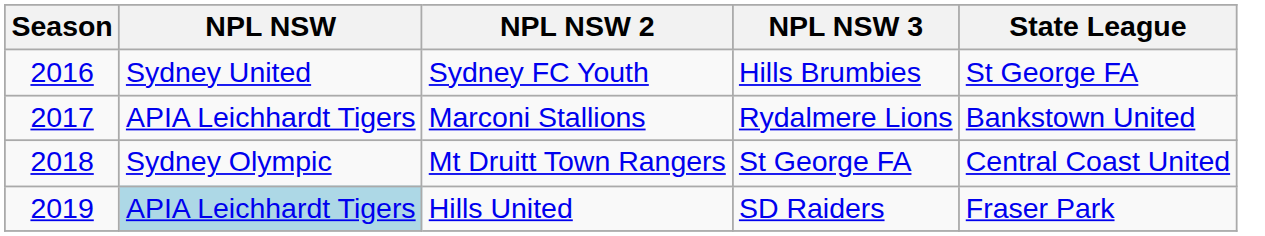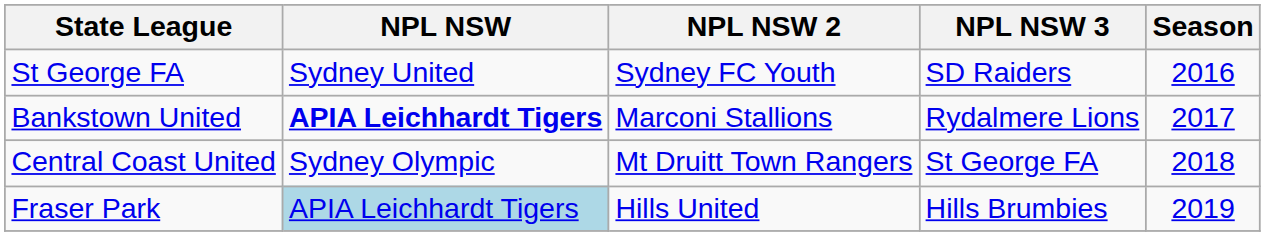columns swapped: (62, 27) <-> (1098, 27)
(830, 72) Hills Brumbies -> (998, 72) SD Raiders
(271, 117) normal -> (446, 117) bold
(812, 207) SD Raiders -> (1017, 207) Hills Brumbies
